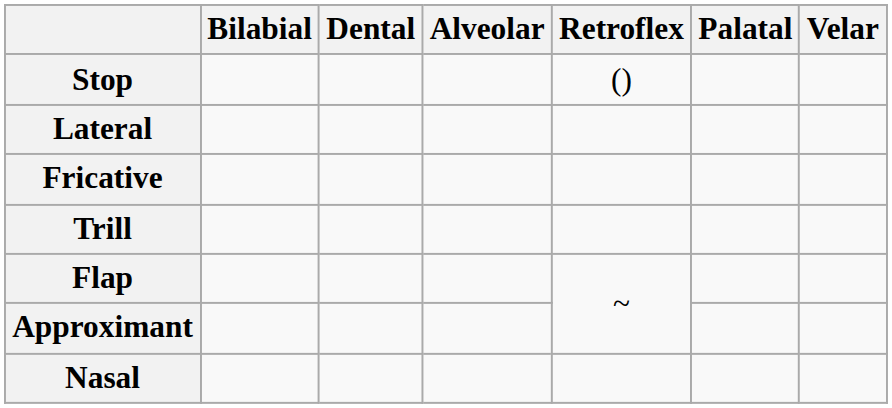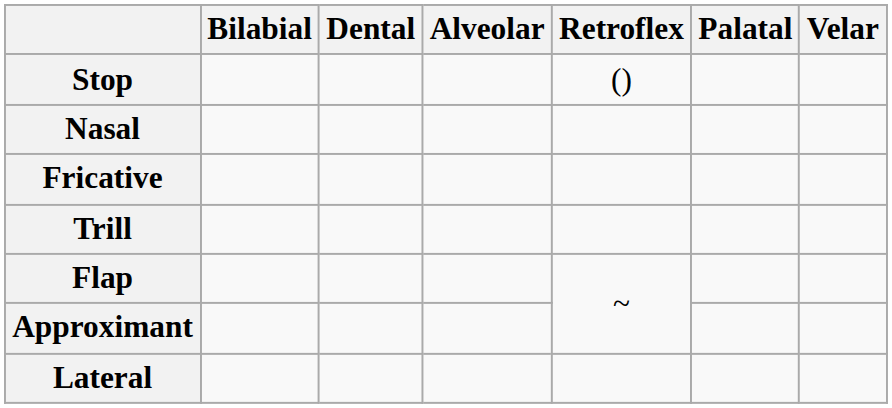rows swapped: (103, 377) <-> (103, 128)
